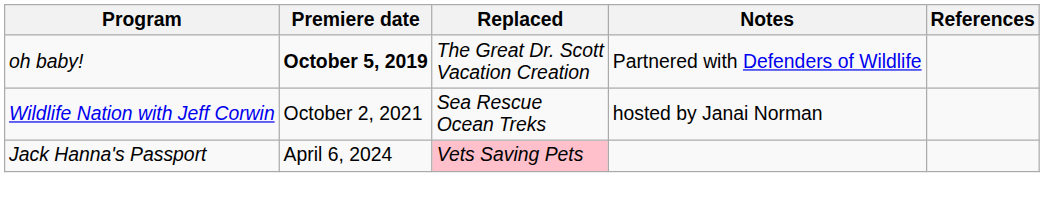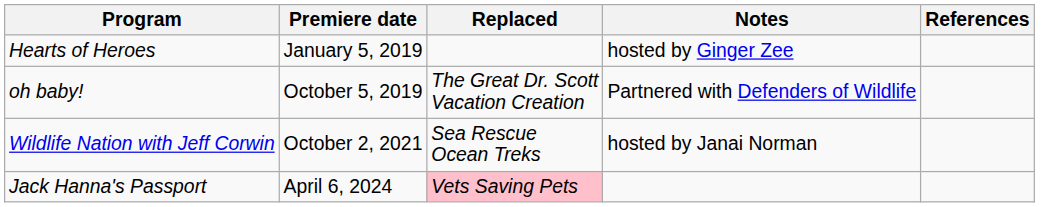+ row: (82, 50)
(356, 61) bold -> (353, 92) normal
